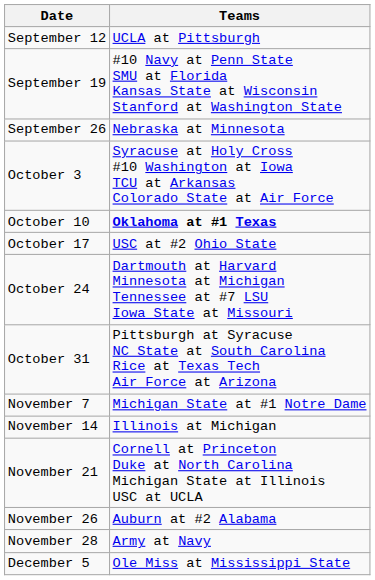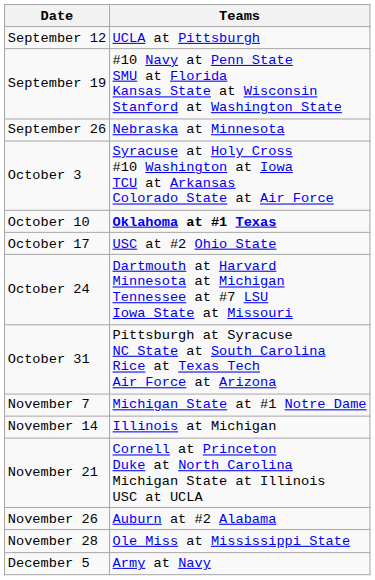(162, 541) Army at Navy -> (231, 541) Ole Miss at Mississippi State
(231, 563) Ole Miss at Mississippi State -> (162, 563) Army at Navy
